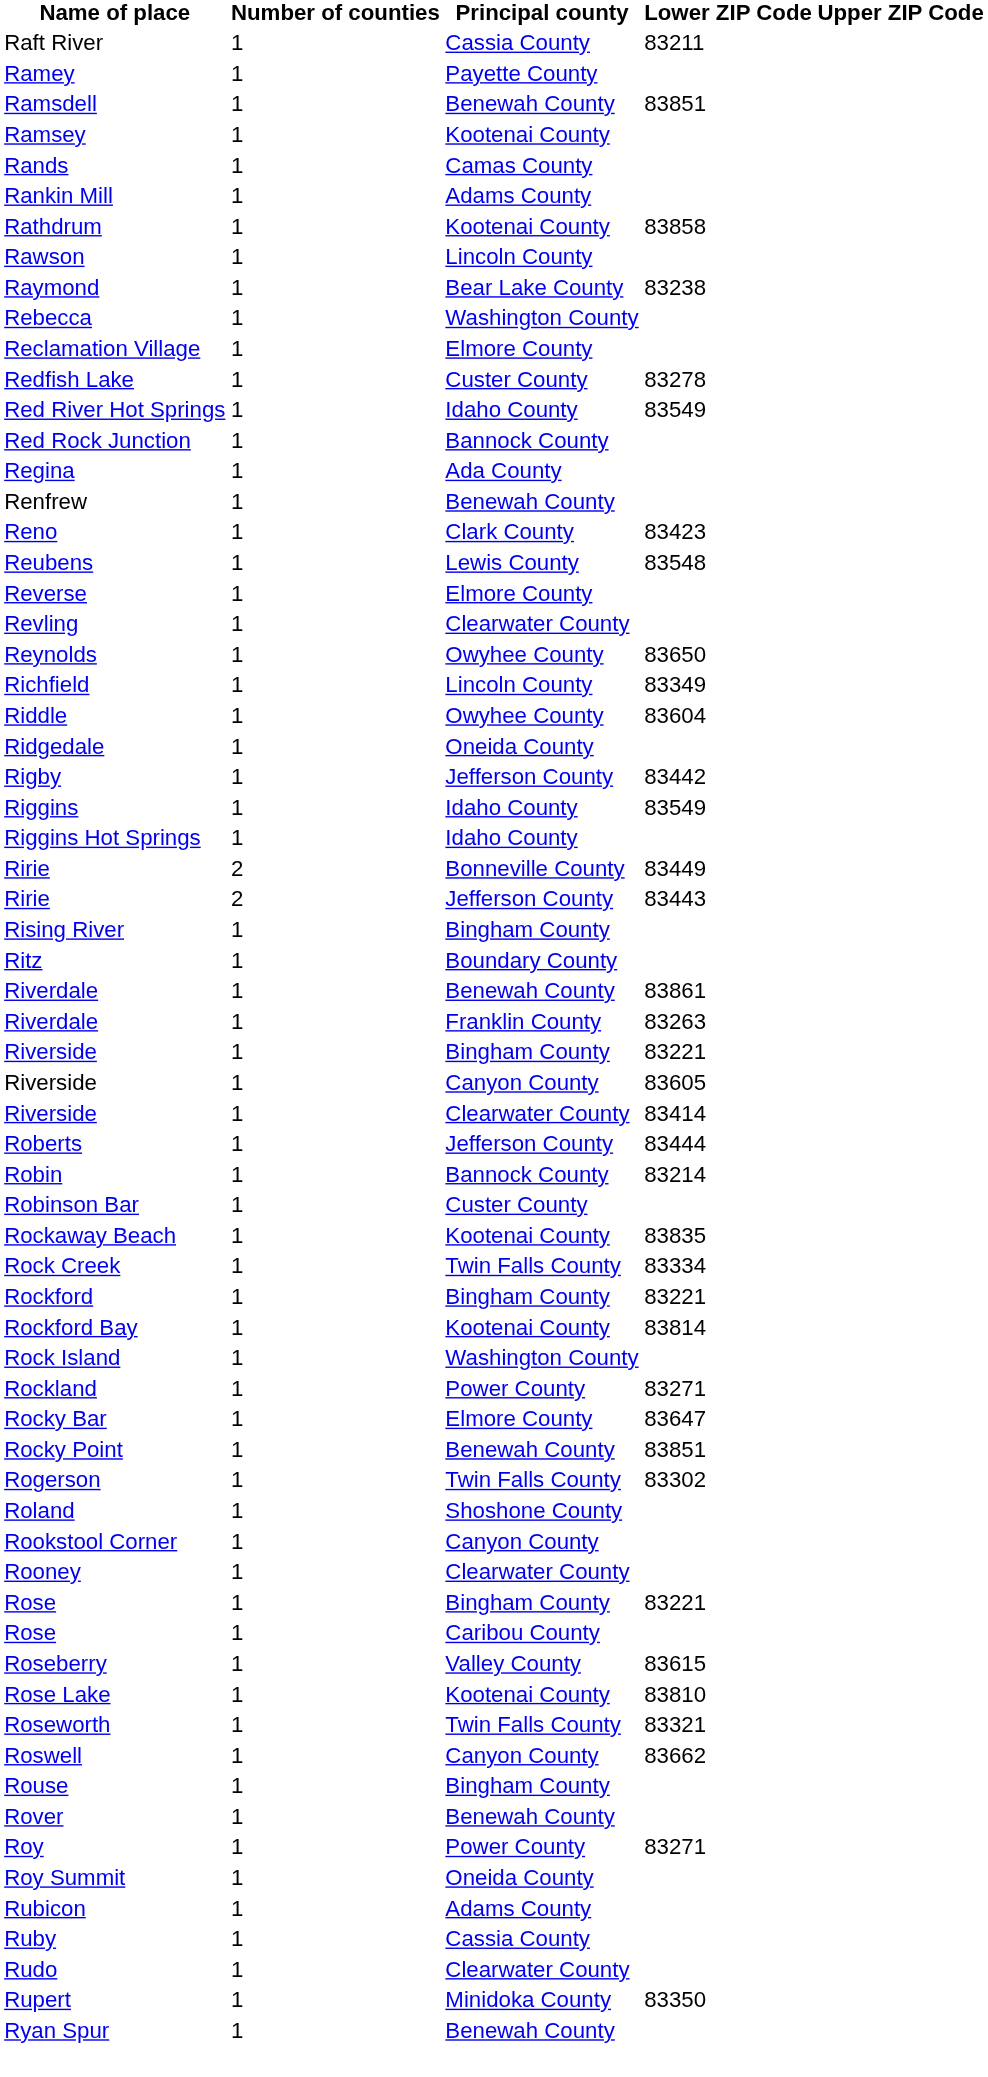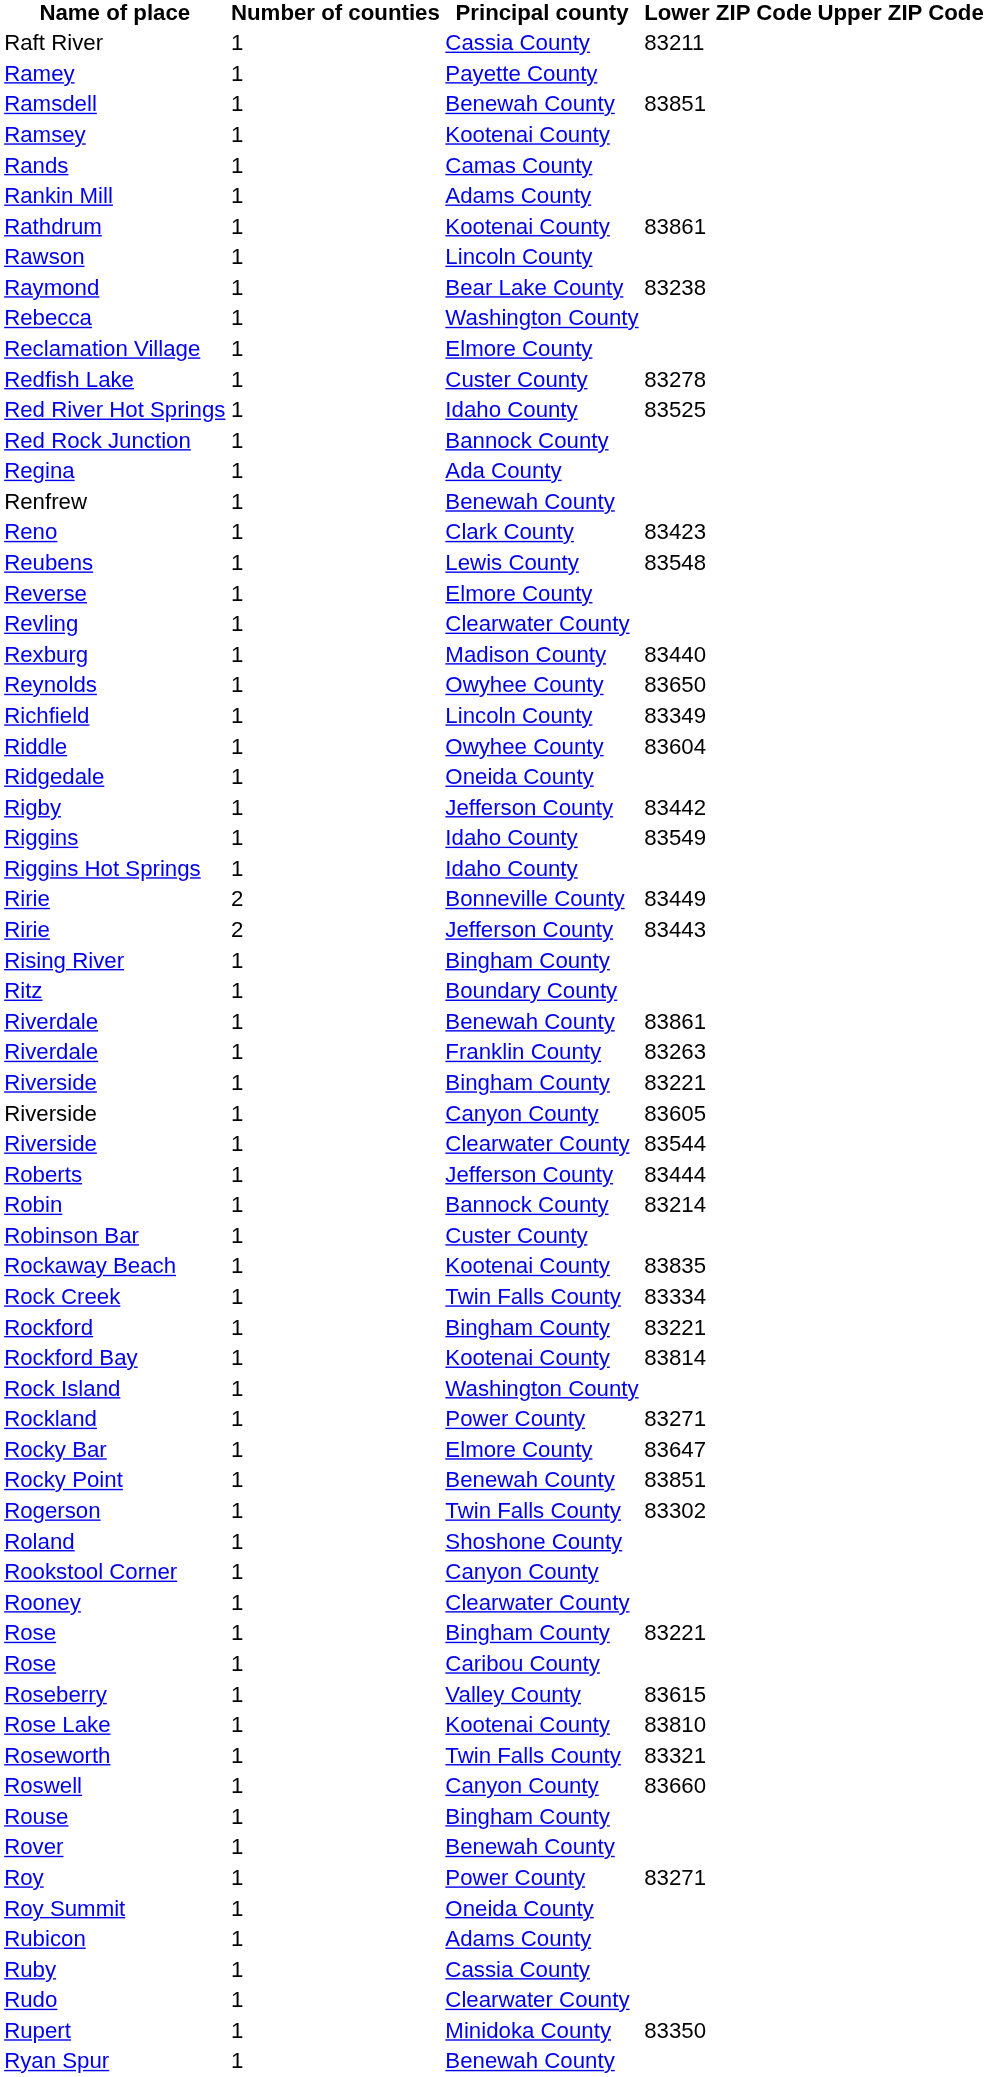(675, 226) 83858 -> (675, 226) 83861
(675, 410) 83549 -> (675, 410) 83525
+ row: (46, 654)
(675, 1113) 83414 -> (675, 1143) 83544
(675, 1755) 83662 -> (675, 1786) 83660
